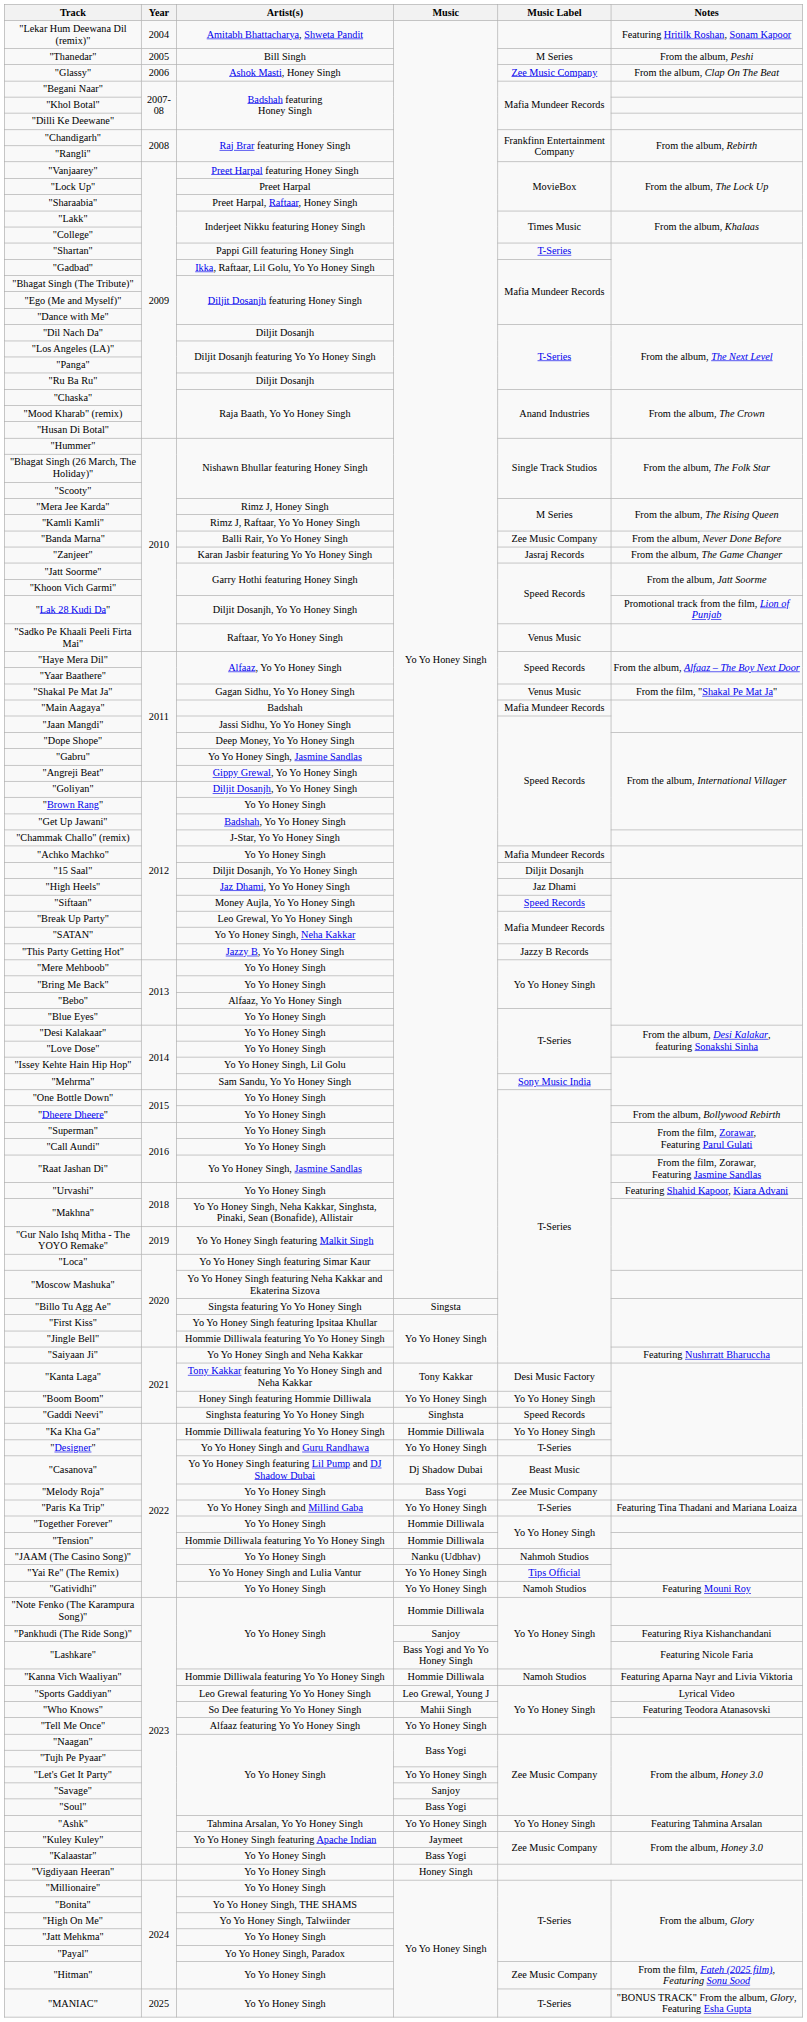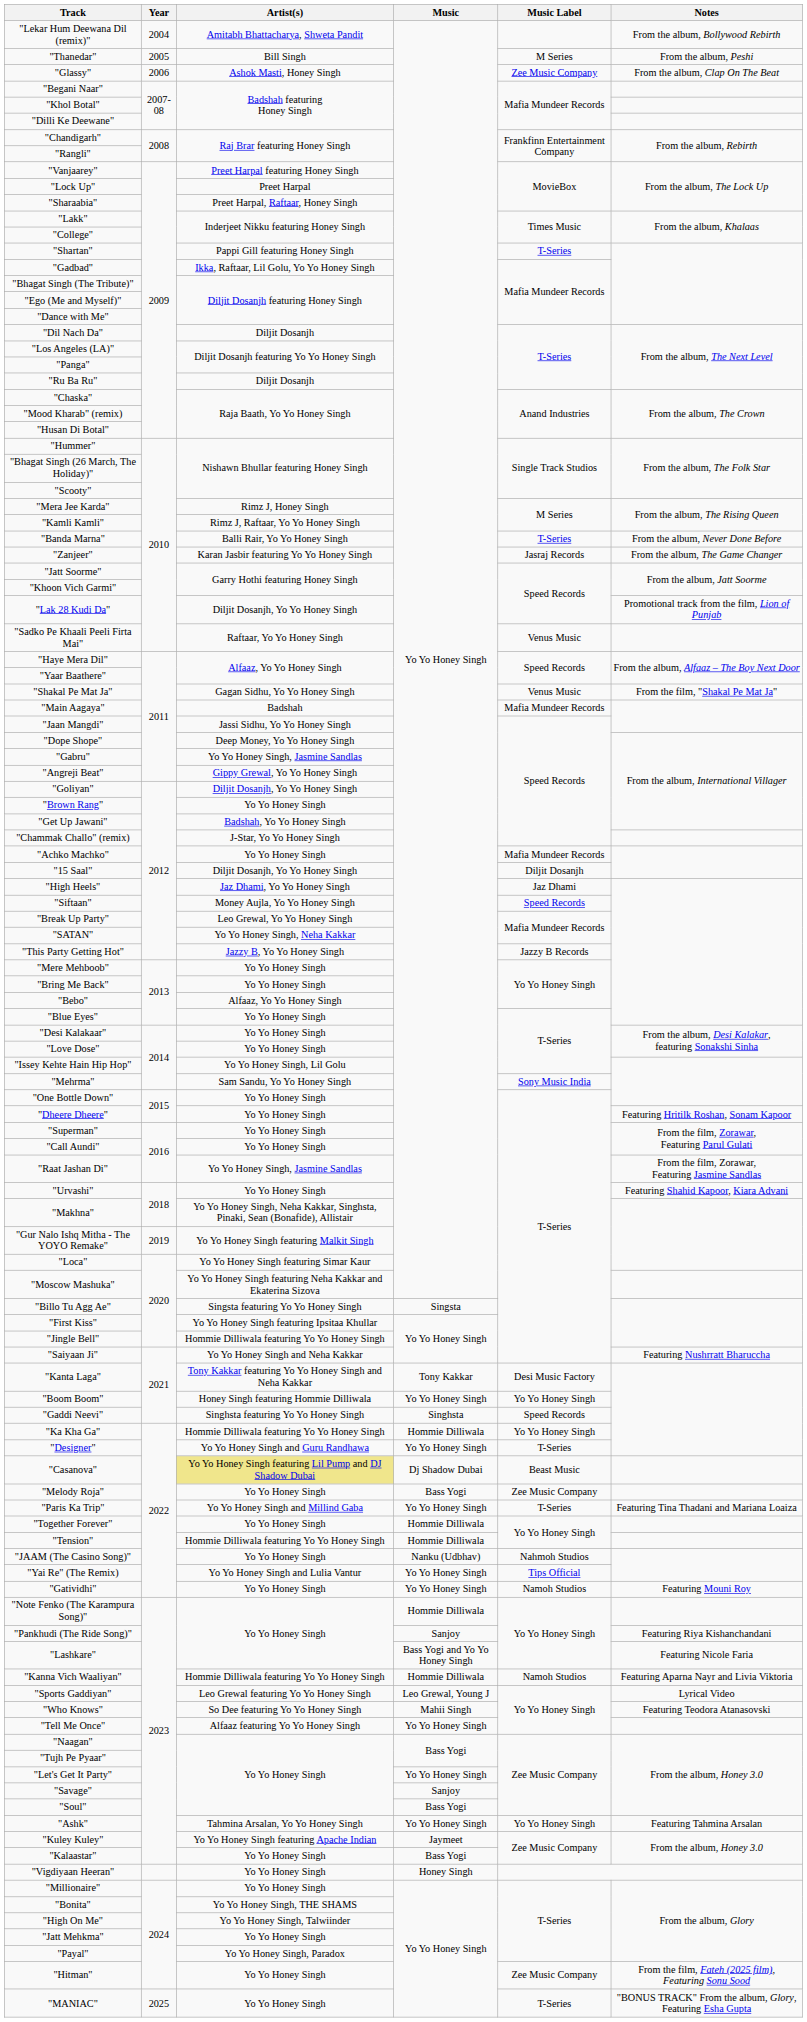(707, 34) Featuring Hritilk Roshan, Sonam Kapoor -> (707, 34) From the album, Bollywood Rebirth
(554, 539) Zee Music Company -> (554, 539) T-Series
(707, 1114) From the album, Bollywood Rebirth -> (707, 1114) Featuring Hritilk Roshan, Sonam Kapoor
(285, 1469) no background -> (285, 1469) khaki background
